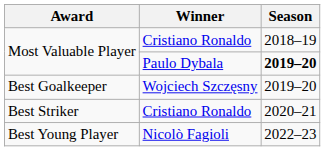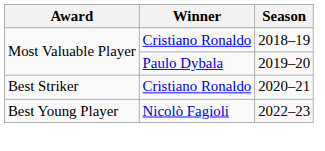(290, 63) bold -> (284, 63) normal
- row: (57, 87)
